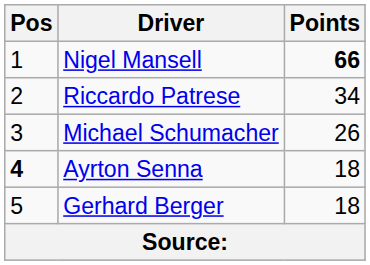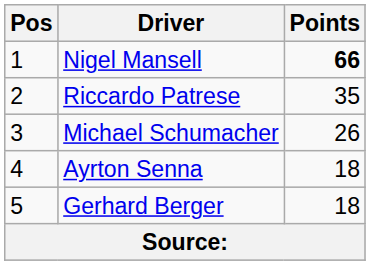(347, 96) 34 -> (347, 96) 35
(17, 170) bold -> (17, 170) normal
